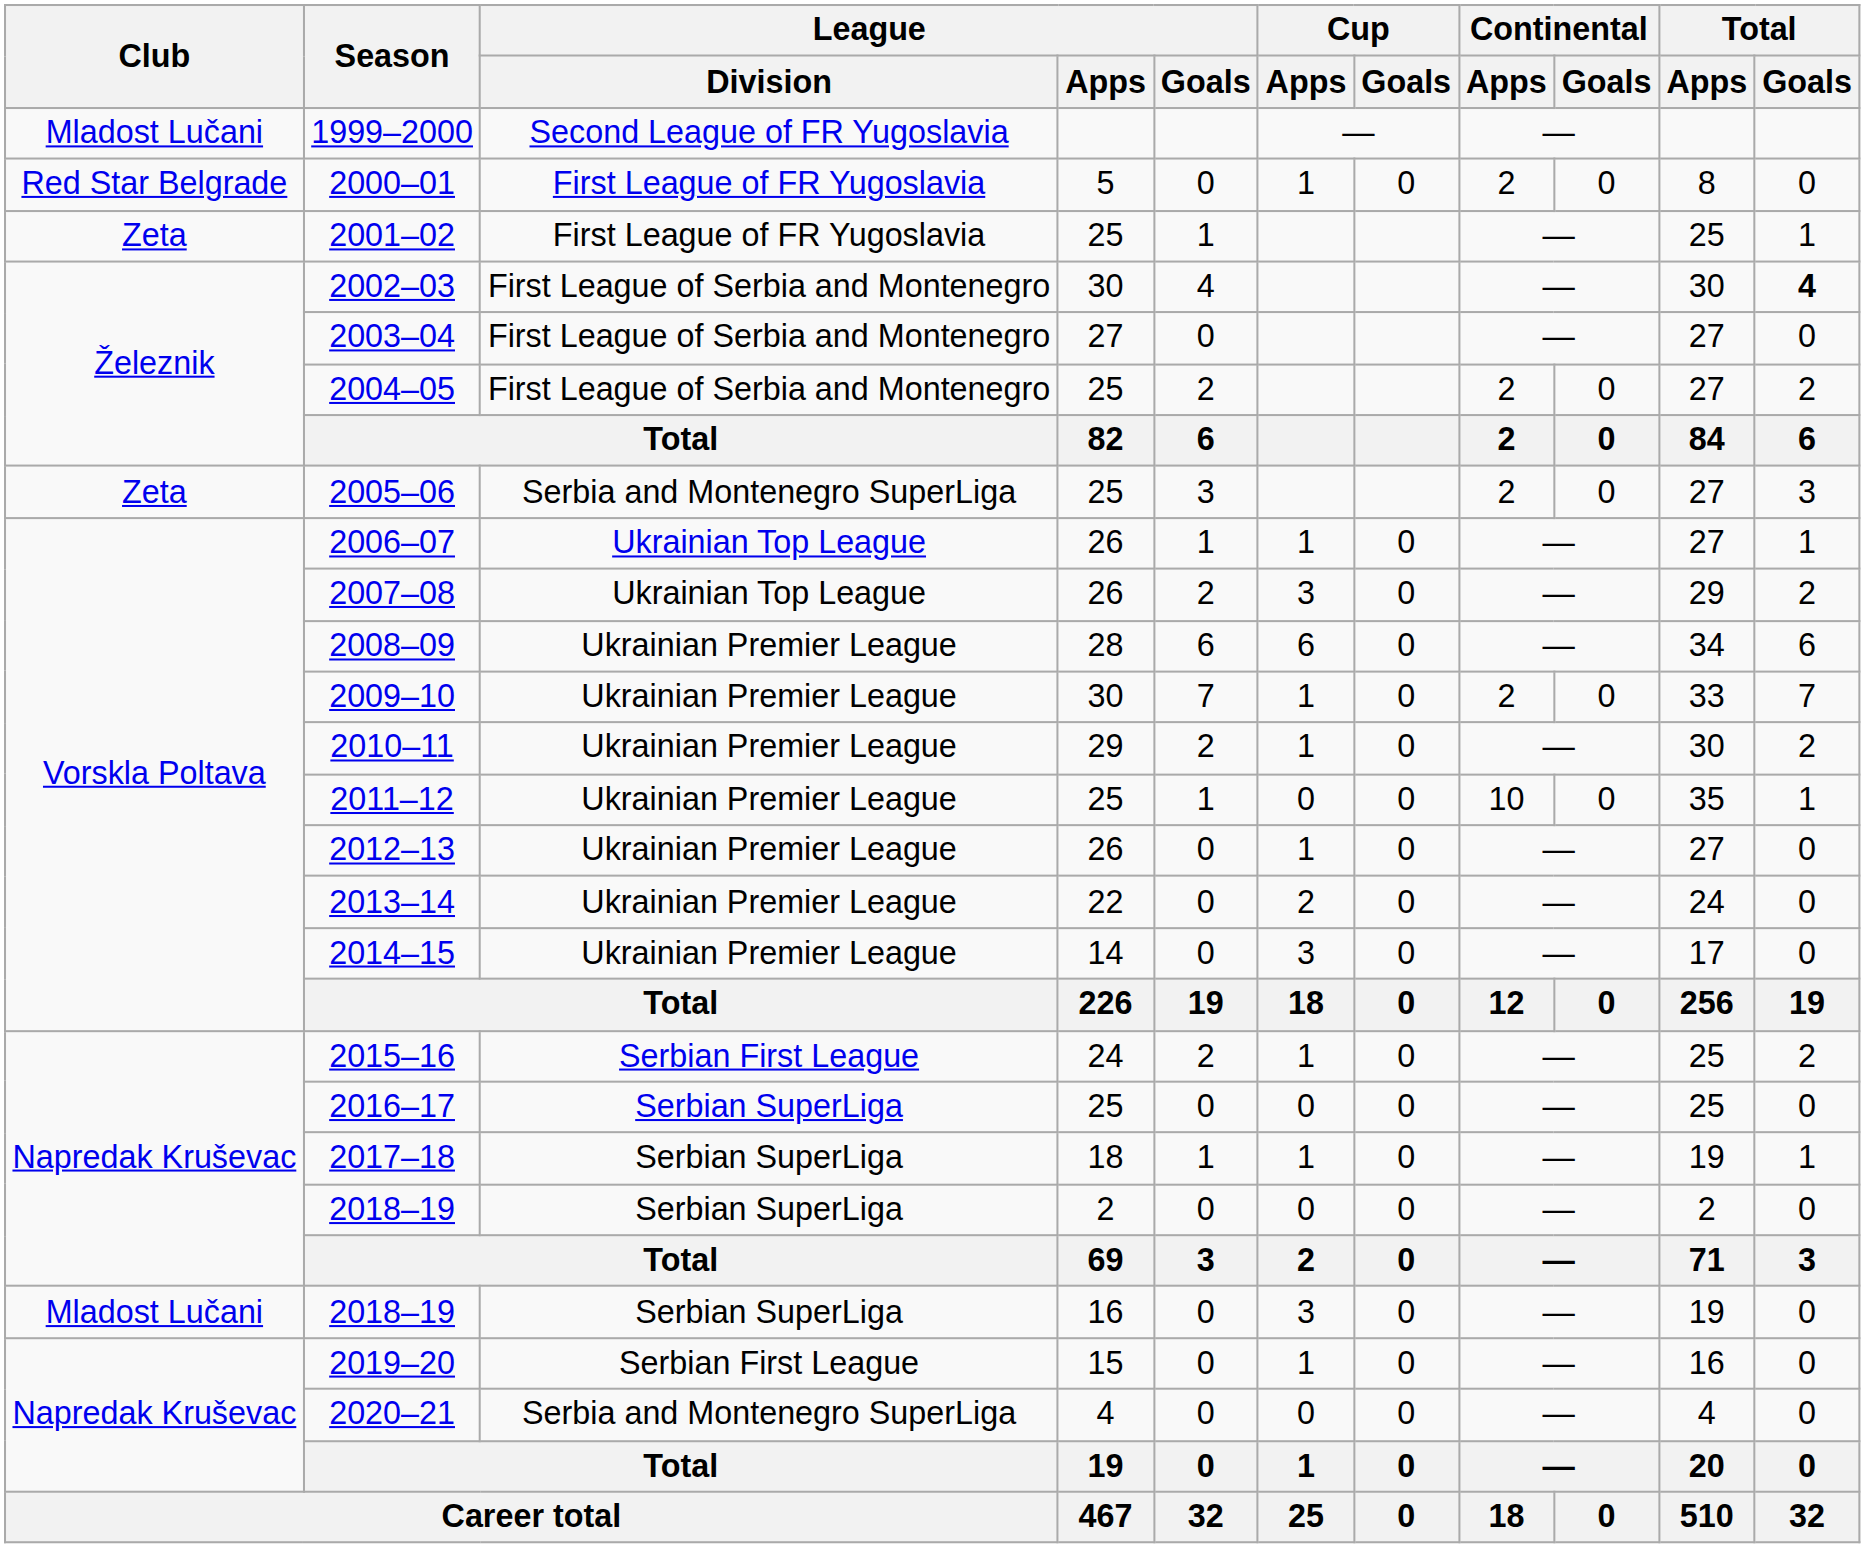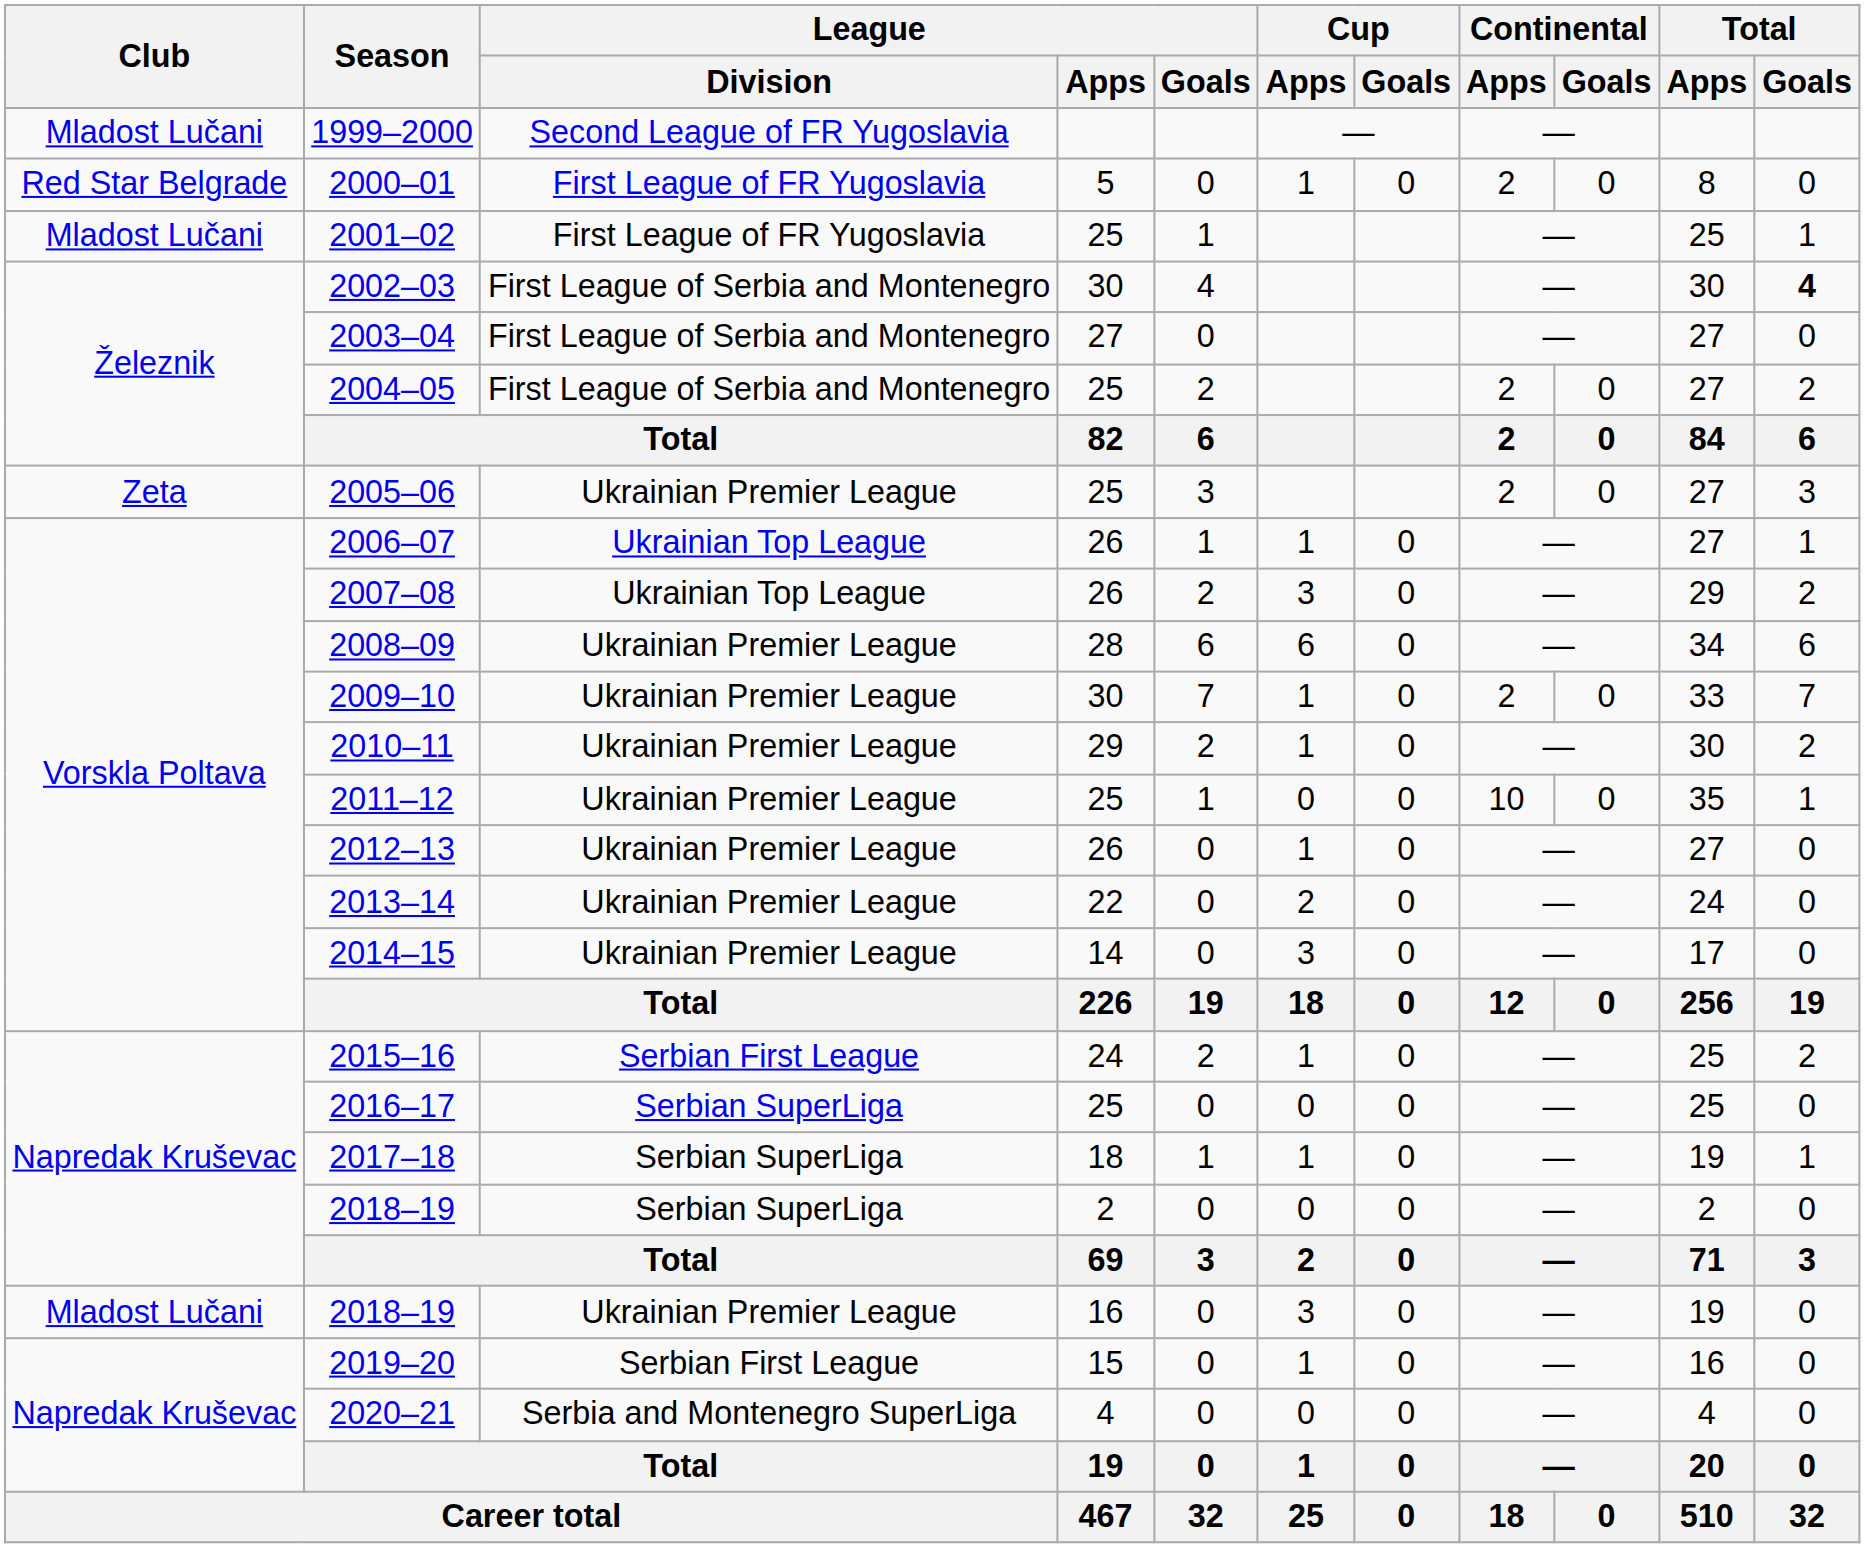(154, 235) Zeta -> (154, 235) Mladost Lučani
(769, 491) Serbia and Montenegro SuperLiga -> (769, 491) Ukrainian Premier League
(769, 1311) Serbian SuperLiga -> (769, 1311) Ukrainian Premier League
